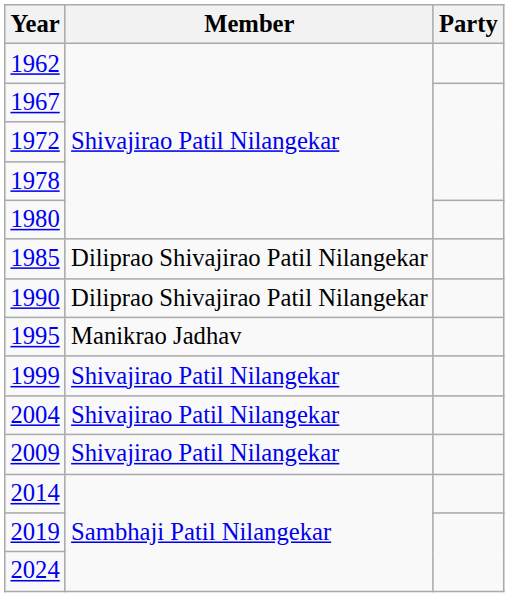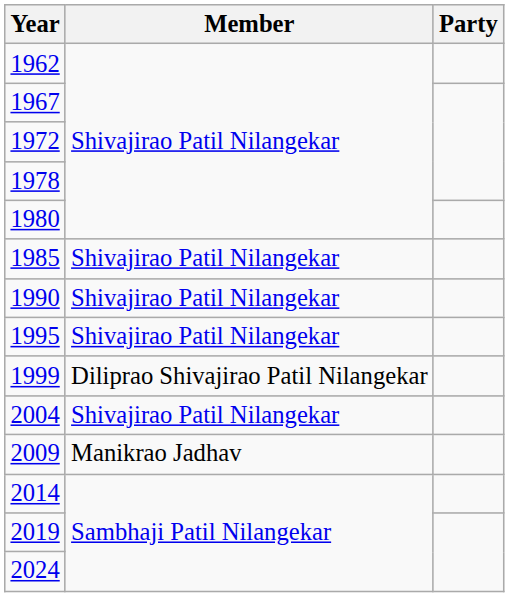(249, 258) Diliprao Shivajirao Patil Nilangekar -> (205, 258) Shivajirao Patil Nilangekar
(249, 297) Diliprao Shivajirao Patil Nilangekar -> (205, 297) Shivajirao Patil Nilangekar
(156, 336) Manikrao Jadhav -> (205, 336) Shivajirao Patil Nilangekar
(205, 375) Shivajirao Patil Nilangekar -> (249, 375) Diliprao Shivajirao Patil Nilangekar
(205, 453) Shivajirao Patil Nilangekar -> (156, 453) Manikrao Jadhav
